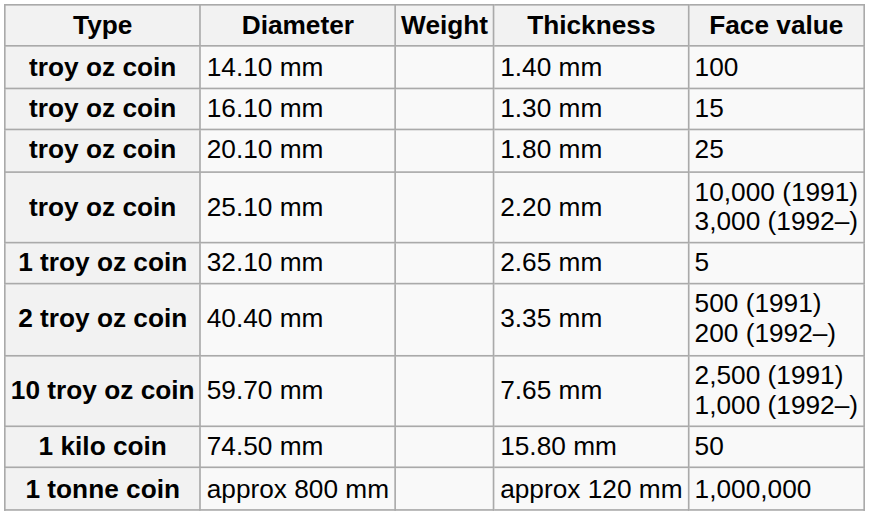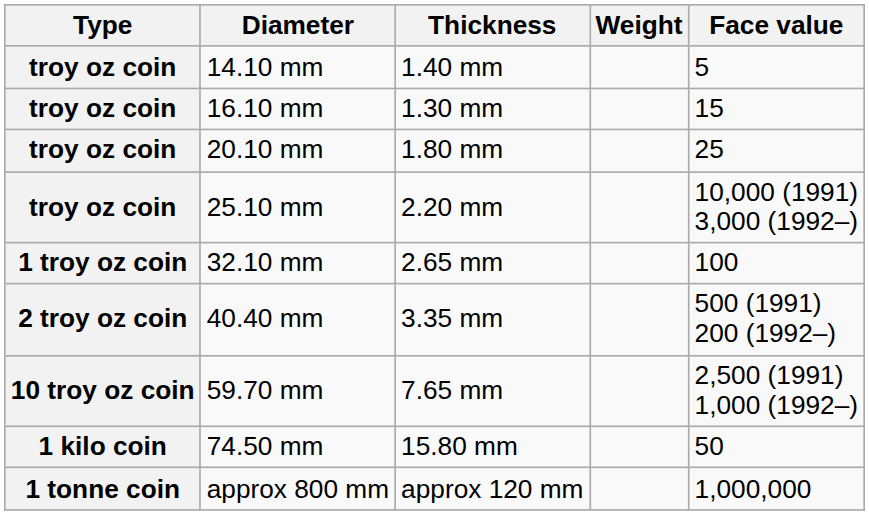columns swapped: (591, 25) <-> (445, 25)
(716, 66) 100 -> (702, 66) 5
(702, 262) 5 -> (716, 262) 100
